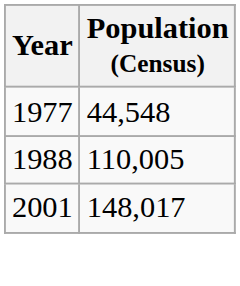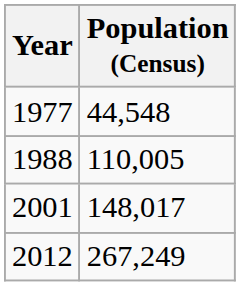+ row: (42, 255)
